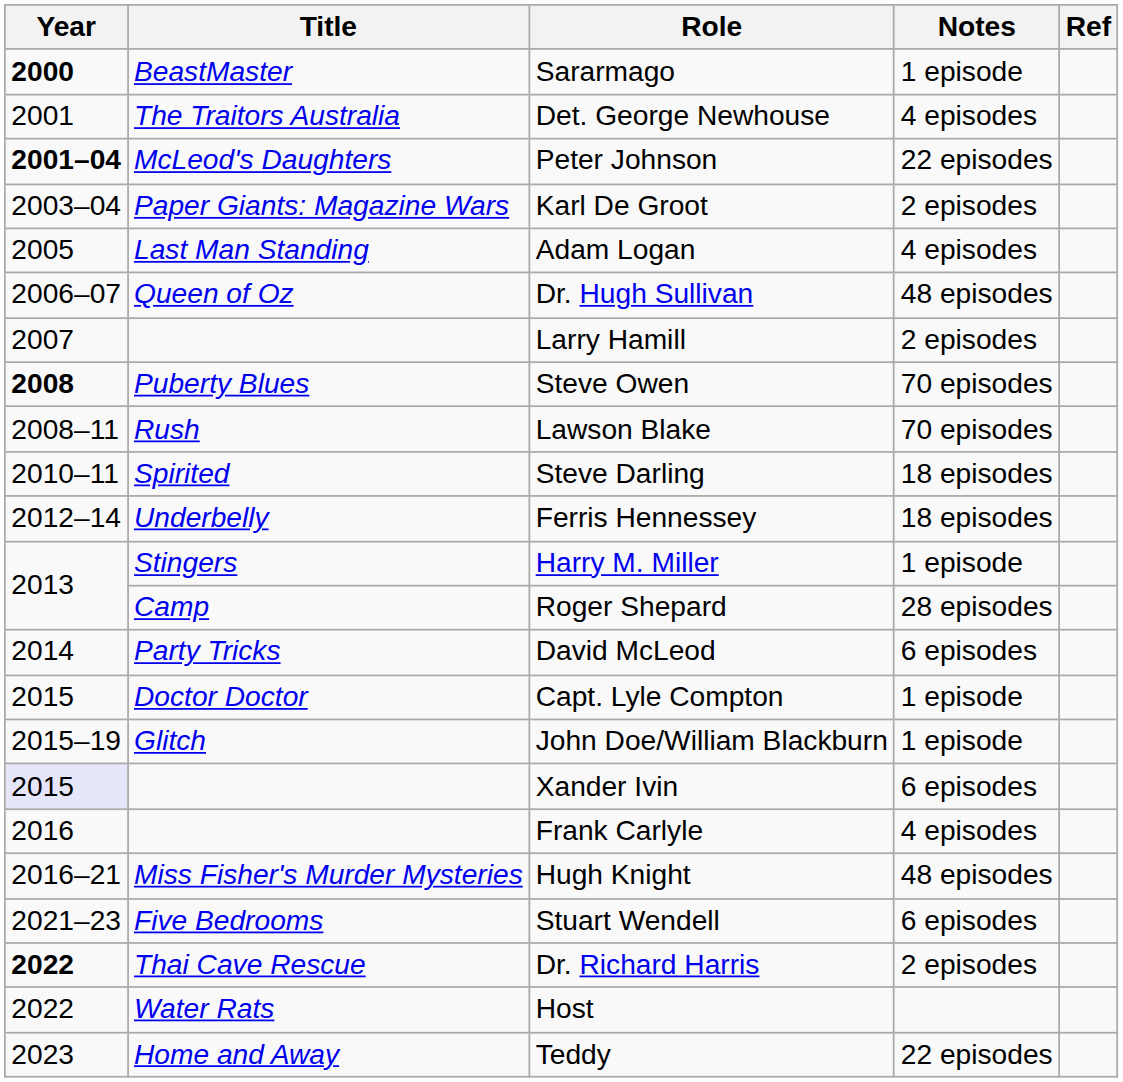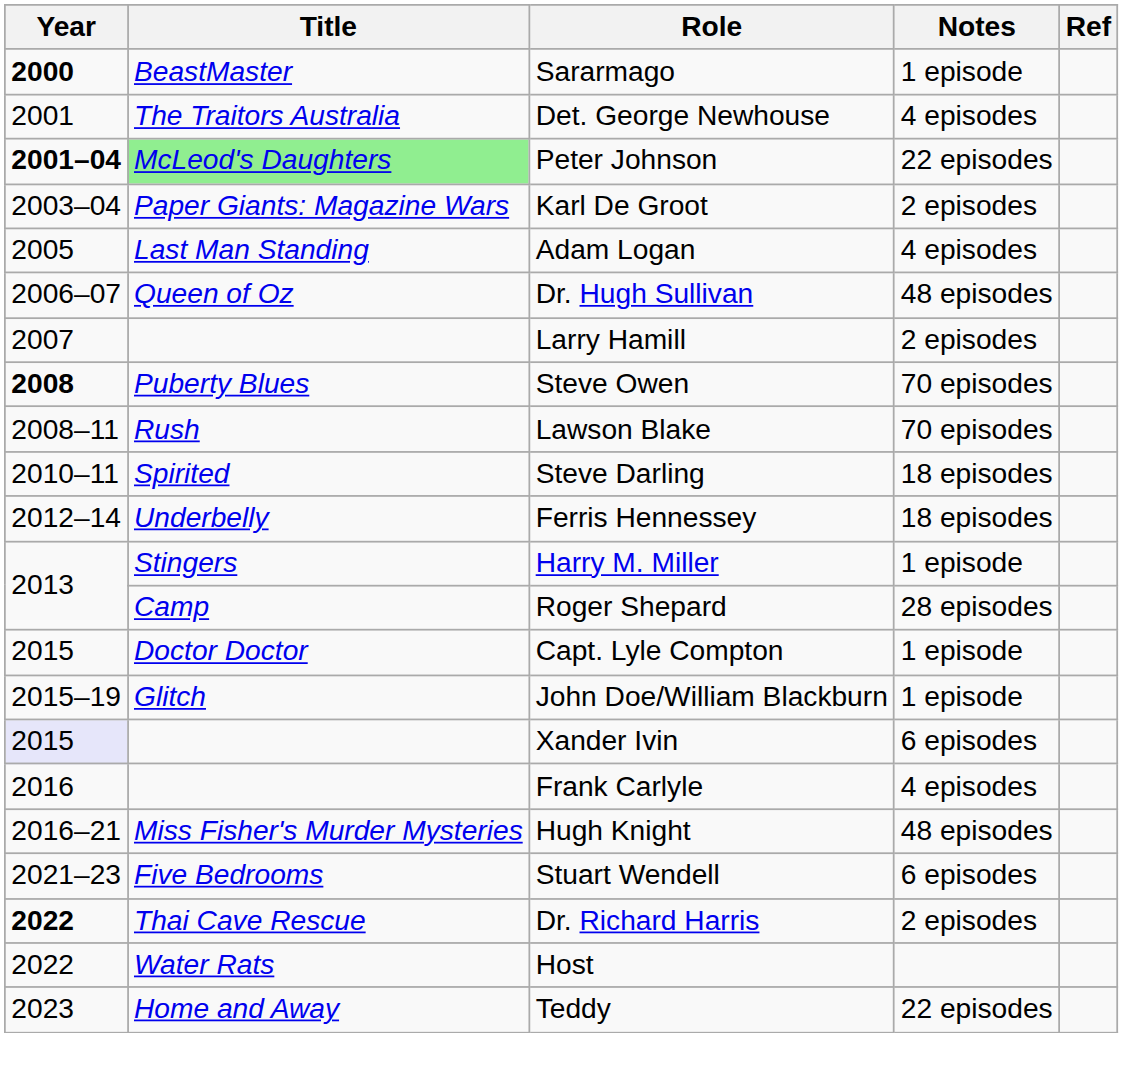(263, 160) no background -> (263, 160) lightgreen background
- row: (626, 652)
